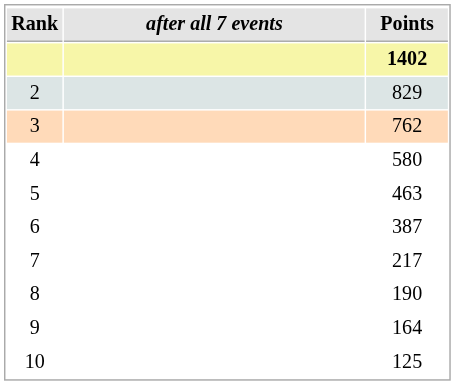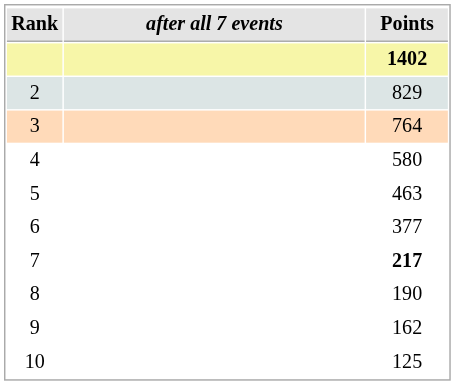(407, 126) 762 -> (407, 126) 764
(407, 227) 387 -> (407, 227) 377
(407, 260) normal -> (407, 260) bold
(407, 327) 164 -> (407, 327) 162
